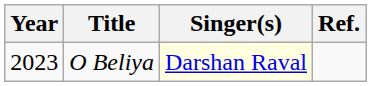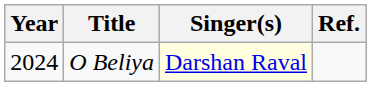(34, 61) 2023 -> (34, 61) 2024
